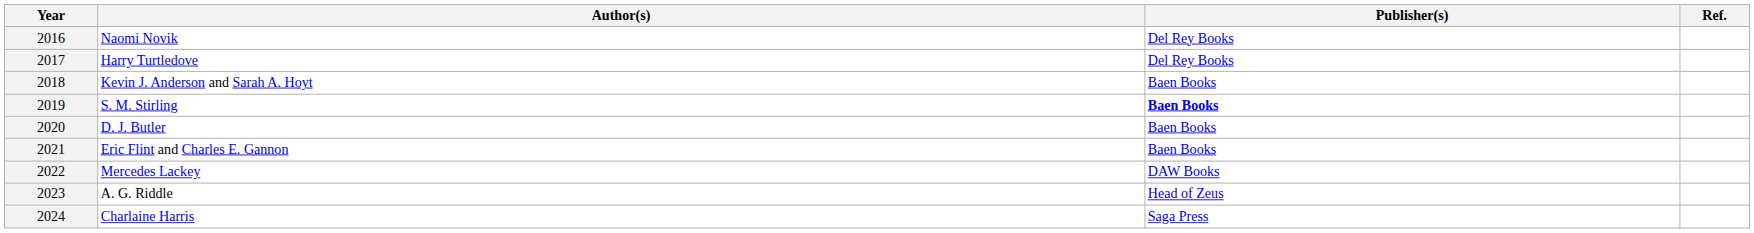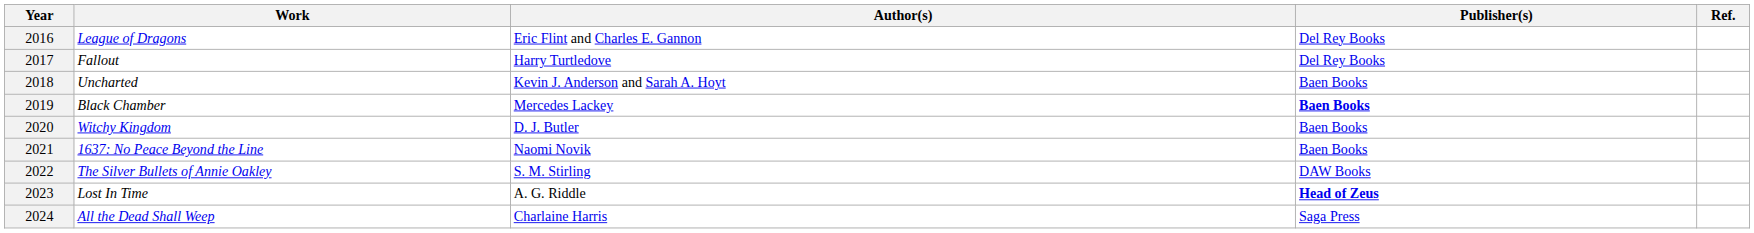+ column: (292, 15)
(139, 37) Naomi Novik -> (608, 37) Eric Flint and Charles E. Gannon
(139, 104) S. M. Stirling -> (564, 104) Mercedes Lackey
(195, 149) Eric Flint and Charles E. Gannon -> (552, 149) Naomi Novik
(151, 171) Mercedes Lackey -> (552, 171) S. M. Stirling
(1186, 194) normal -> (1339, 194) bold
